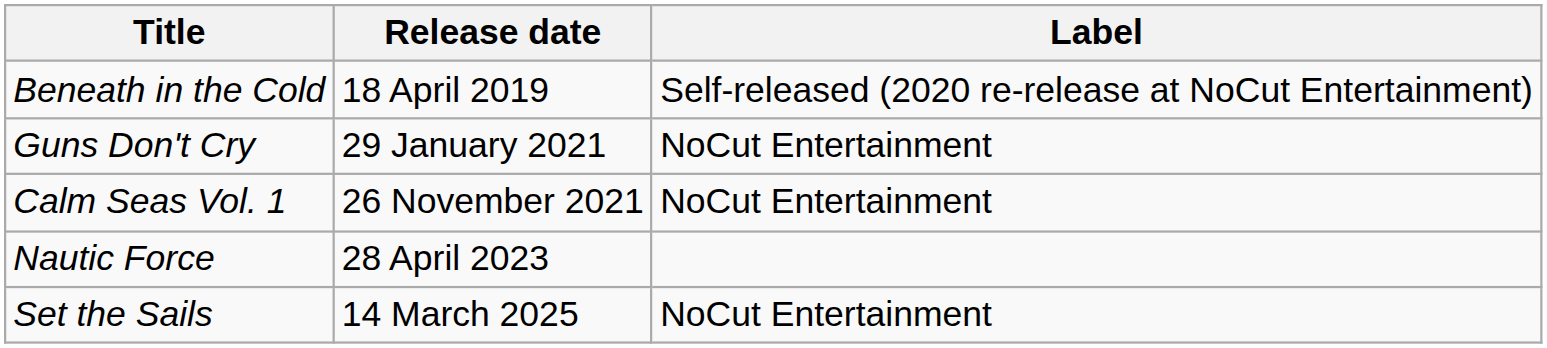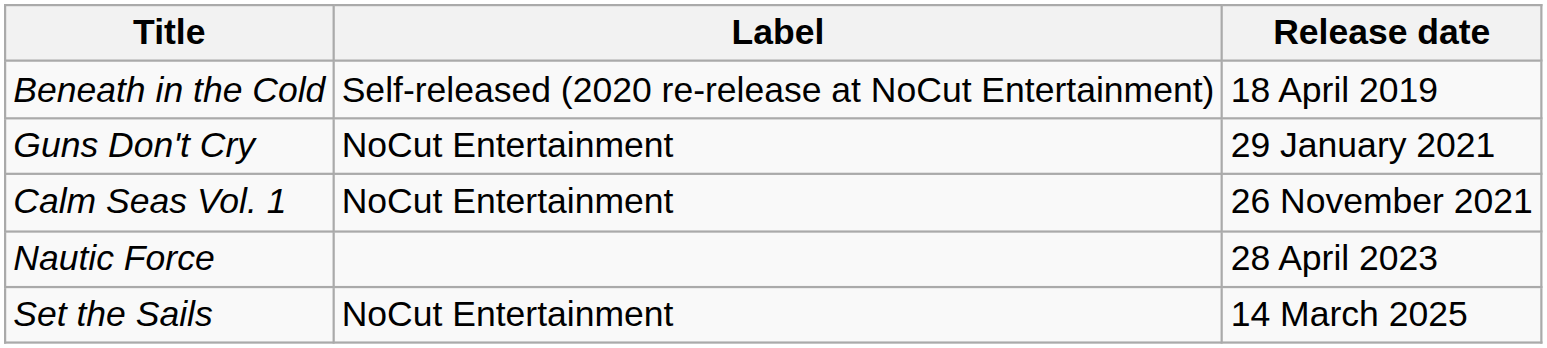columns swapped: (493, 32) <-> (1097, 32)
